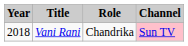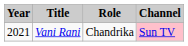(19, 31) 2018 -> (19, 31) 2021
